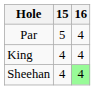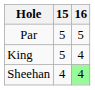(81, 34) 4 -> (81, 34) 5
(62, 54) 4 -> (62, 54) 5
